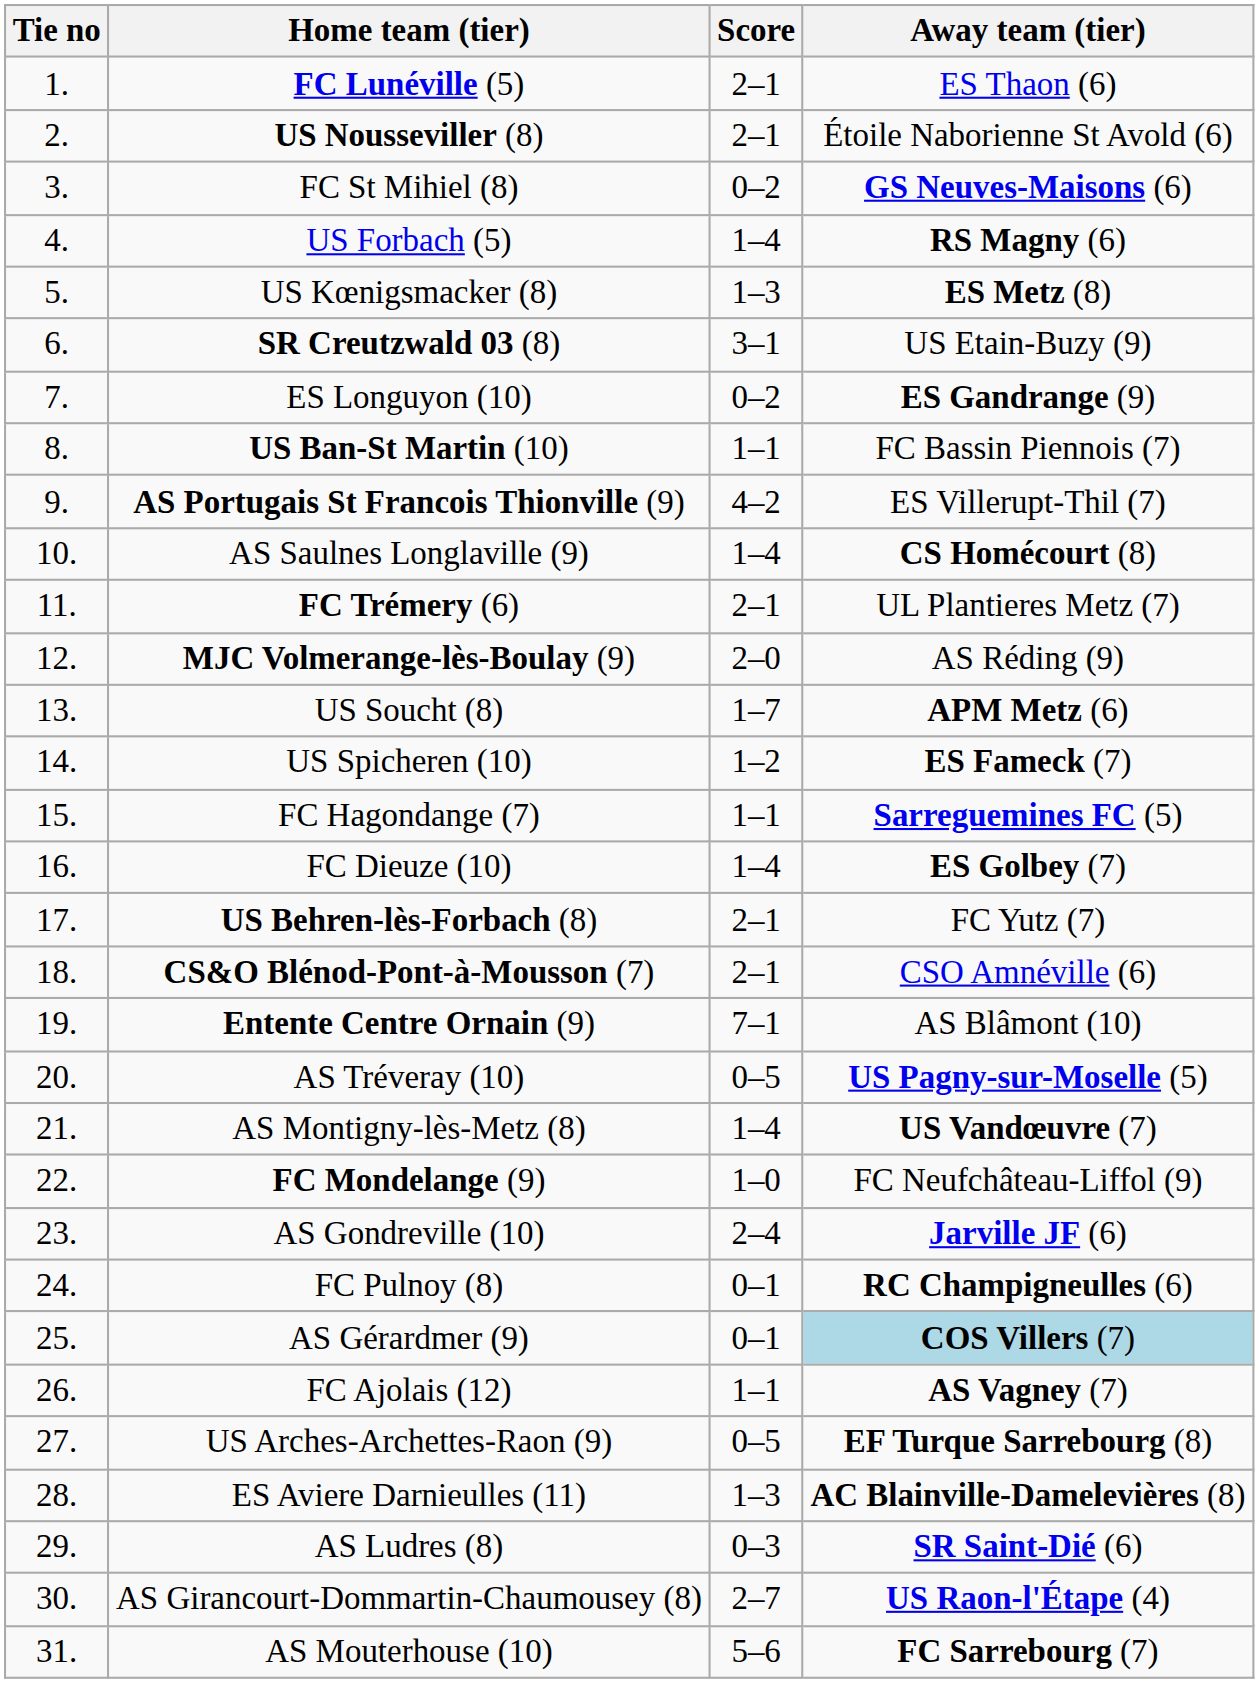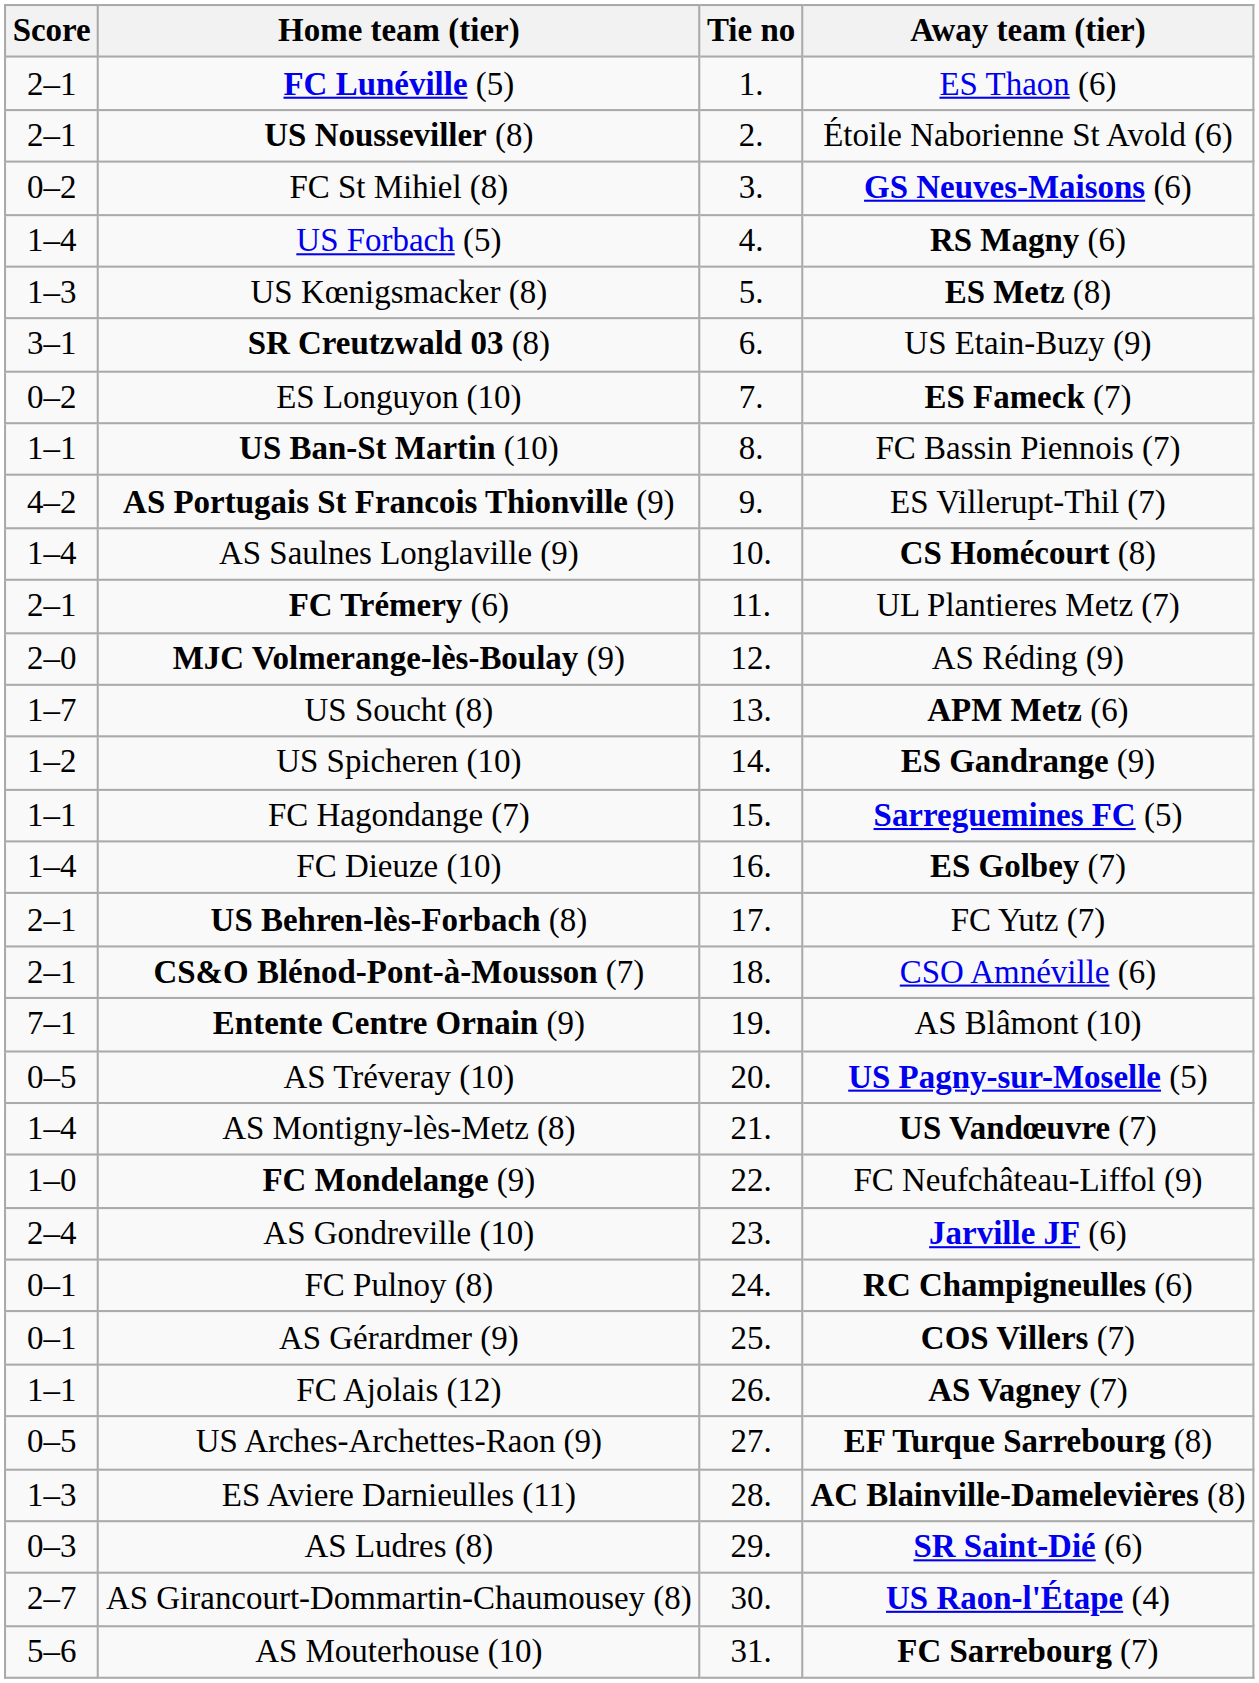columns swapped: (57, 30) <-> (756, 30)
(1028, 396) ES Gandrange (9) -> (1028, 396) ES Fameck (7)
(1028, 762) ES Fameck (7) -> (1028, 762) ES Gandrange (9)
(1028, 1337) lightblue background -> (1028, 1337) no background
